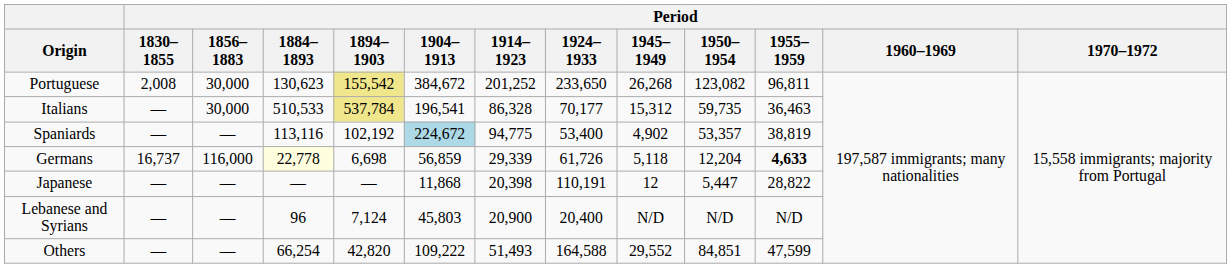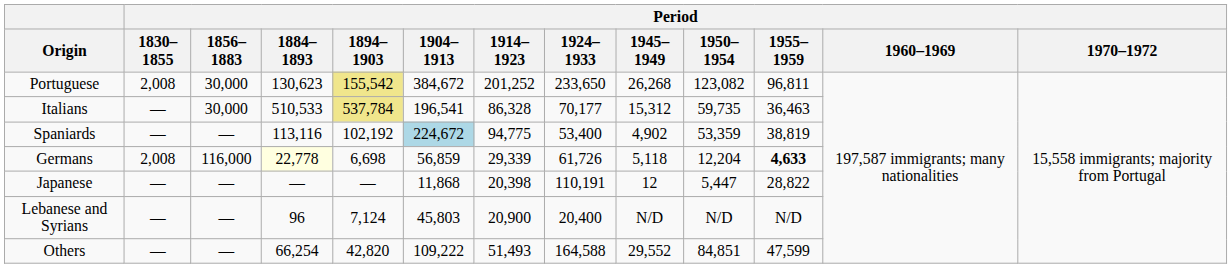(720, 134) 53,357 -> (719, 134) 53,359
(158, 158) 16,737 -> (158, 158) 2,008
